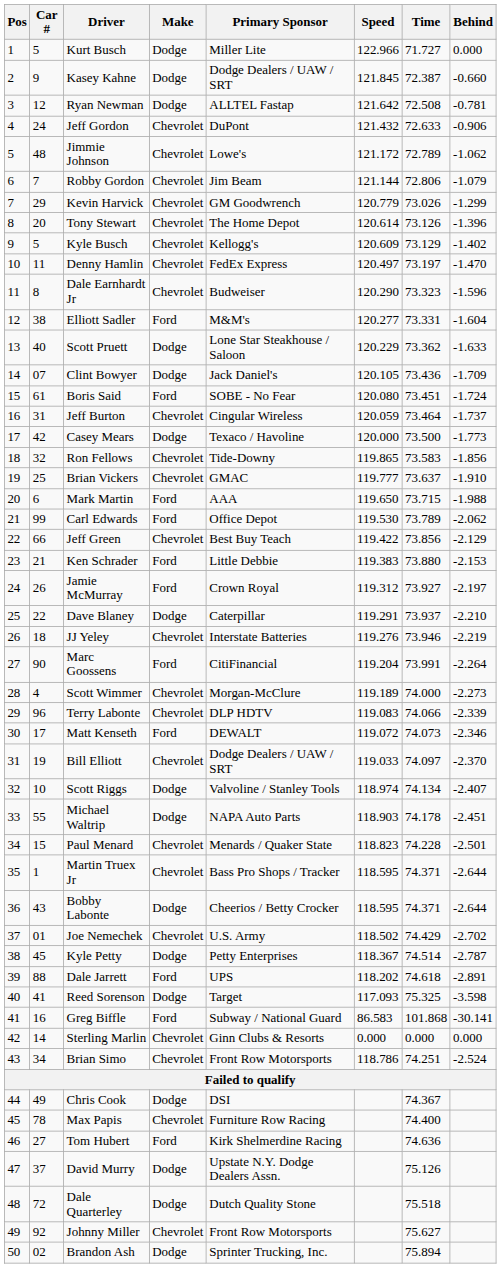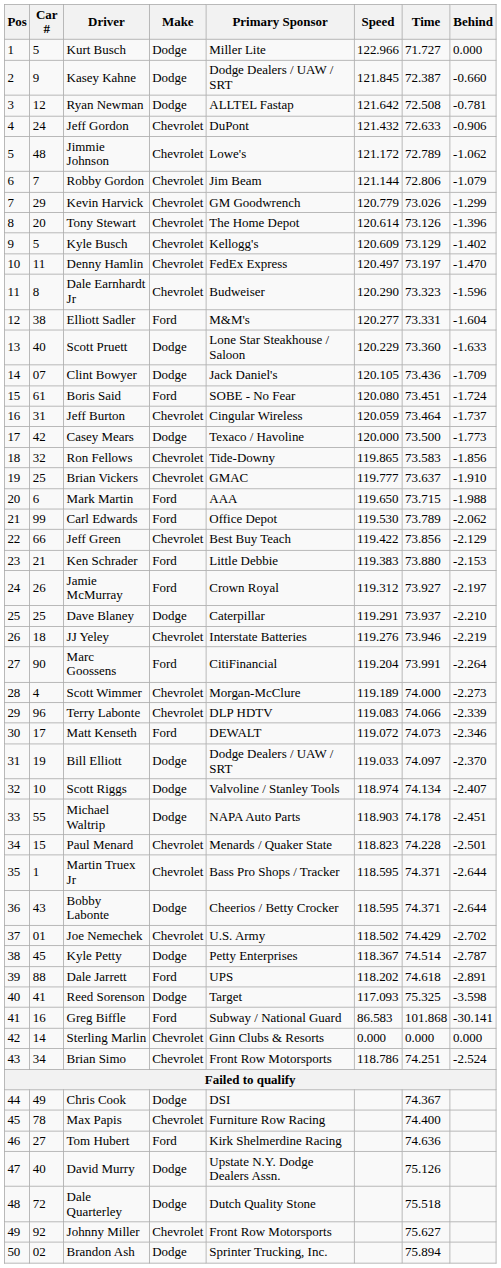(423, 347) 73.362 -> (423, 347) 73.360
(39, 616) 22 -> (39, 616) 25
(178, 761) Chevrolet -> (170, 761) Dodge
(39, 1169) 37 -> (39, 1169) 40
